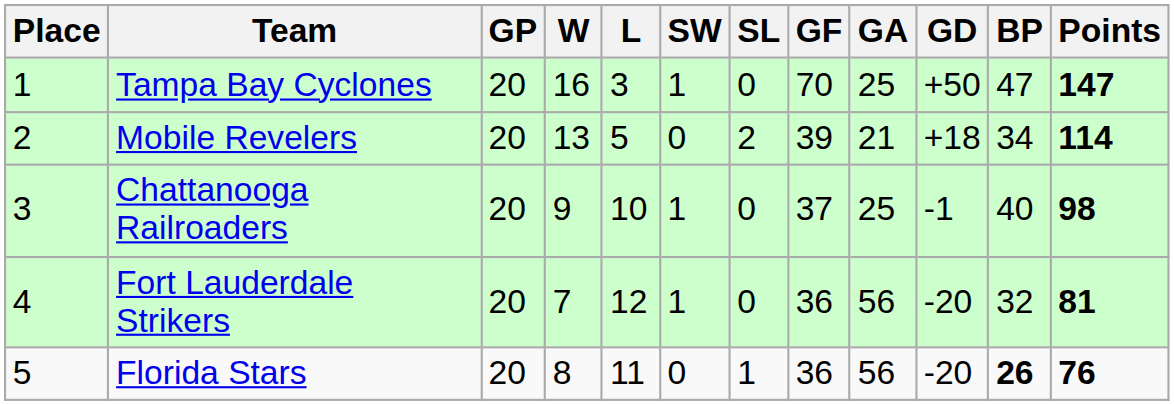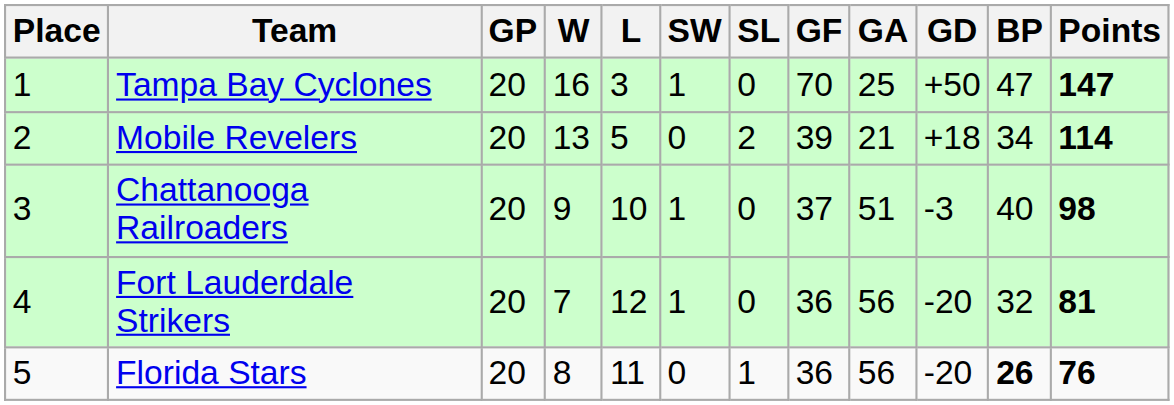(877, 209) 25 -> (877, 209) 51
(939, 209) -1 -> (939, 209) -3
